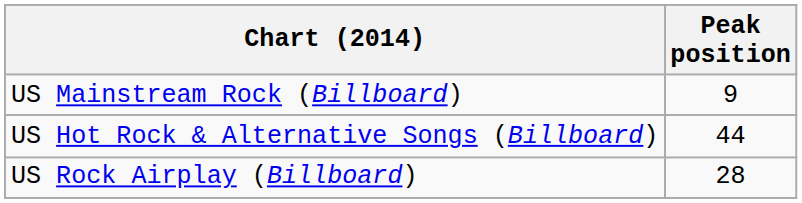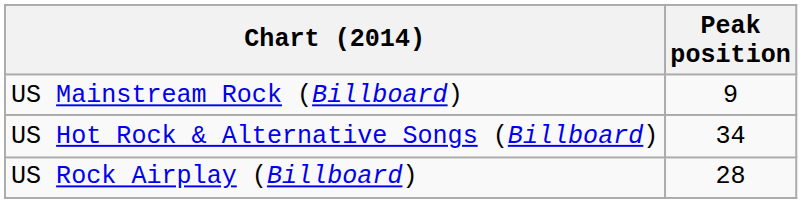(731, 136) 44 -> (731, 136) 34
